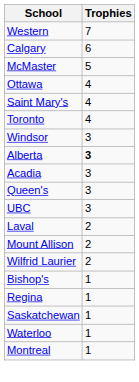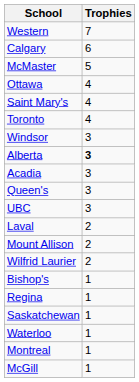+ row: (22, 368)
